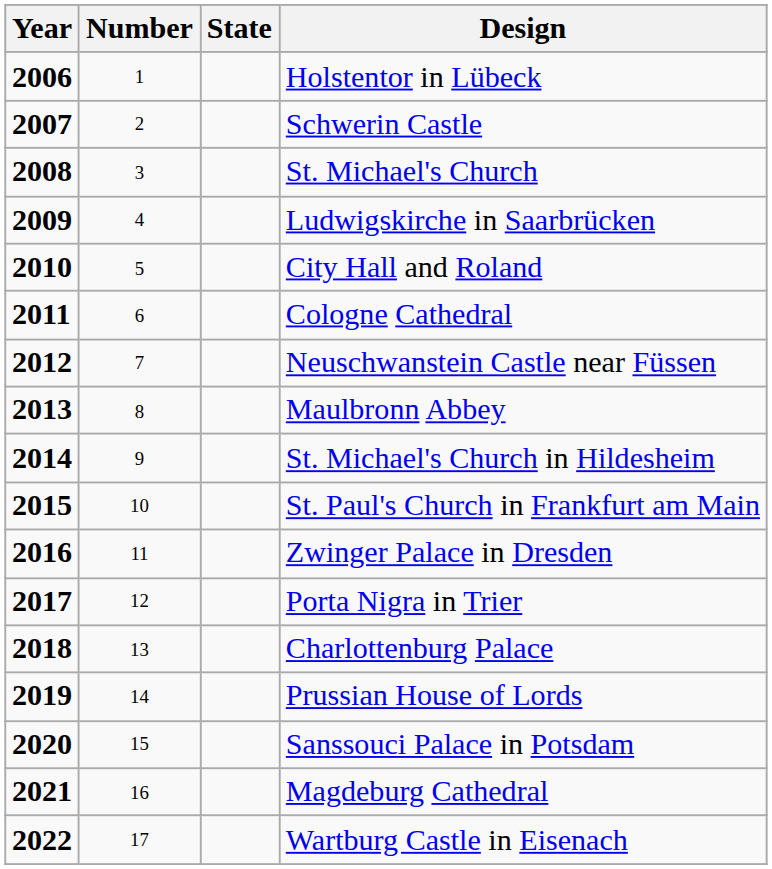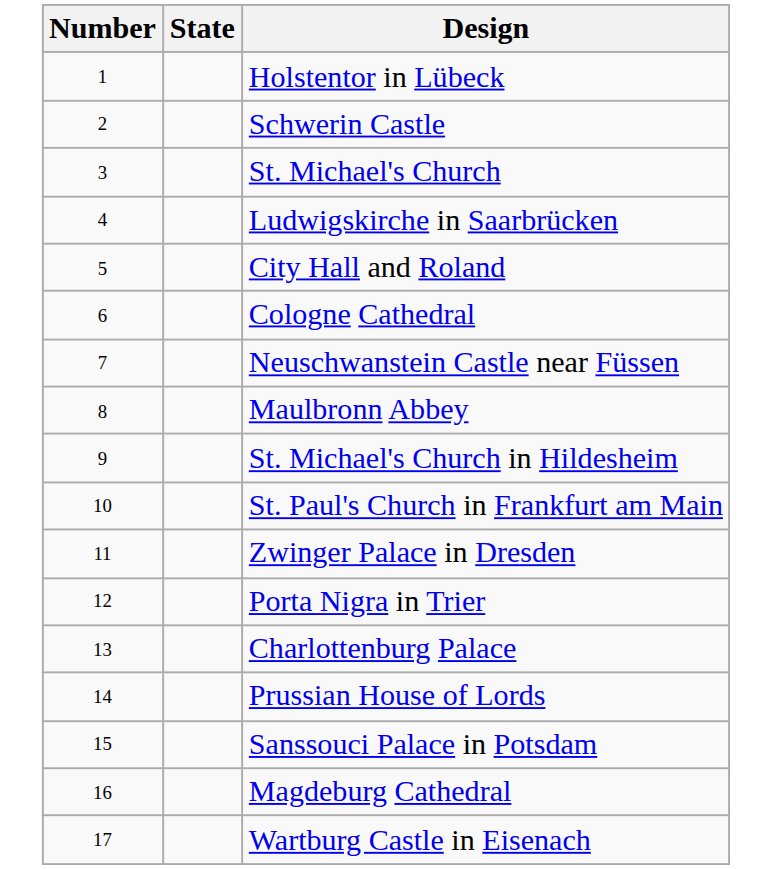- column: (42, 28)
